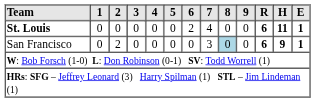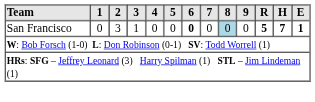- row: (28, 28)
(118, 44) 2 -> (118, 28) 3
(136, 44) 0 -> (136, 28) 1
(191, 44) normal -> (191, 28) bold
(209, 44) 3 -> (209, 28) 0
(264, 44) 6 -> (264, 28) 5
(282, 44) 9 -> (282, 28) 7
